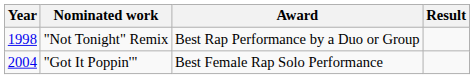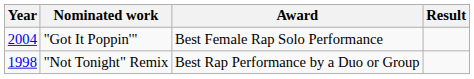rows swapped: (106, 39) <-> (91, 62)
